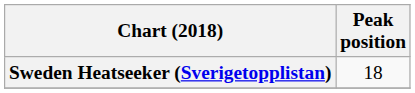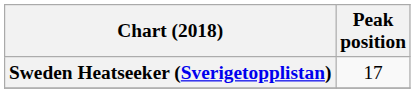(373, 72) 18 -> (373, 72) 17
